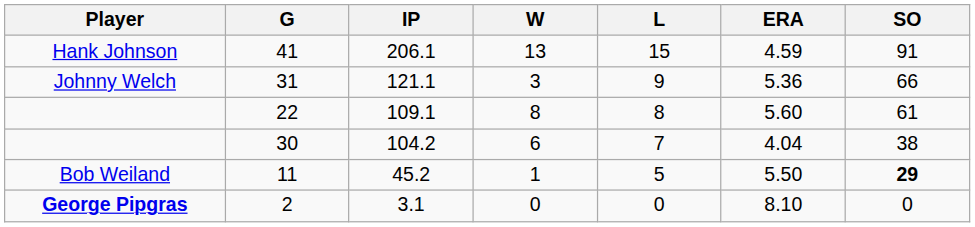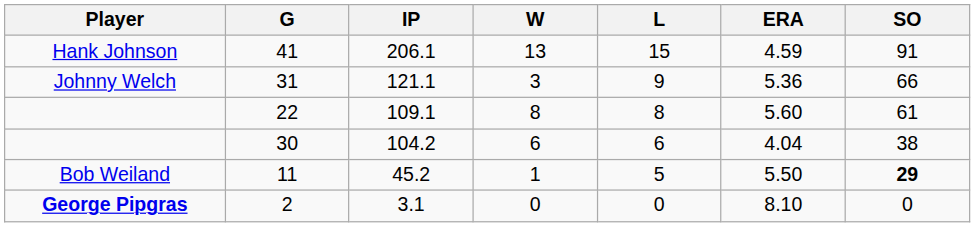(659, 143) 7 -> (659, 143) 6
